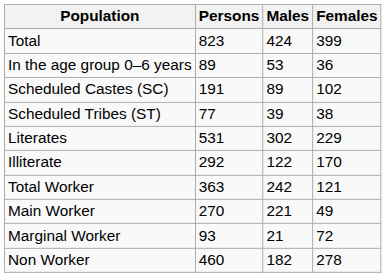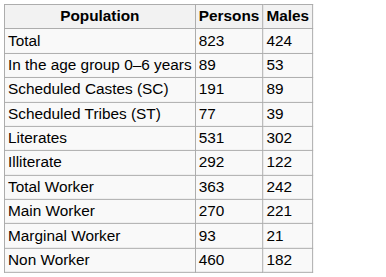- column: (347, 16)
